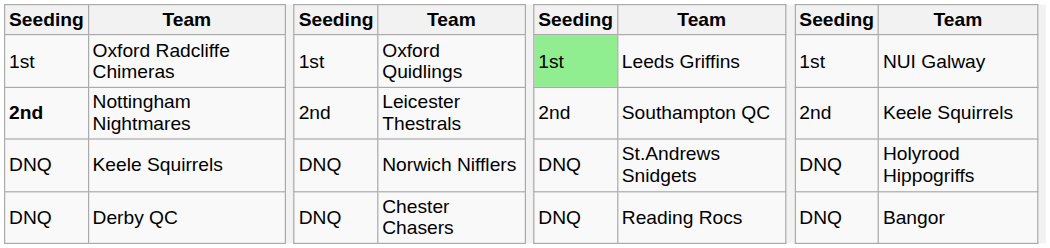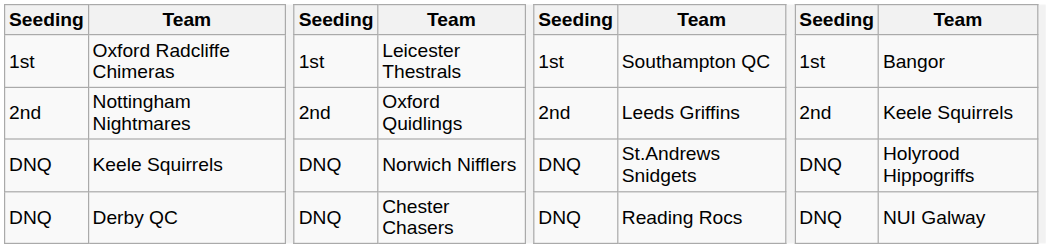(422, 60) Oxford Quidlings -> (422, 60) Leicester Thestrals
(551, 60) lightgreen background -> (551, 60) no background
(681, 60) Leeds Griffins -> (696, 60) Southampton QC
(934, 60) NUI Galway -> (914, 60) Bangor
(26, 113) bold -> (25, 113) normal
(422, 113) Leicester Thestrals -> (422, 113) Oxford Quidlings
(696, 113) Southampton QC -> (681, 113) Leeds Griffins
(914, 217) Bangor -> (934, 217) NUI Galway
